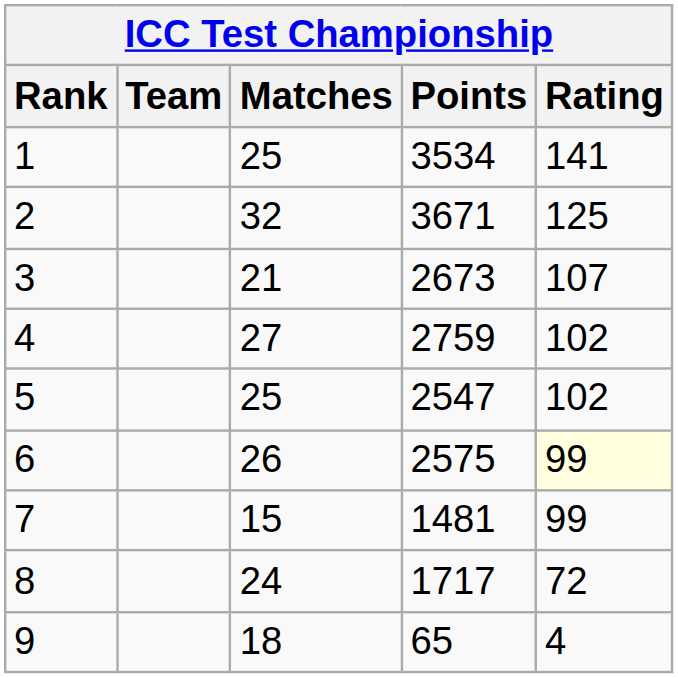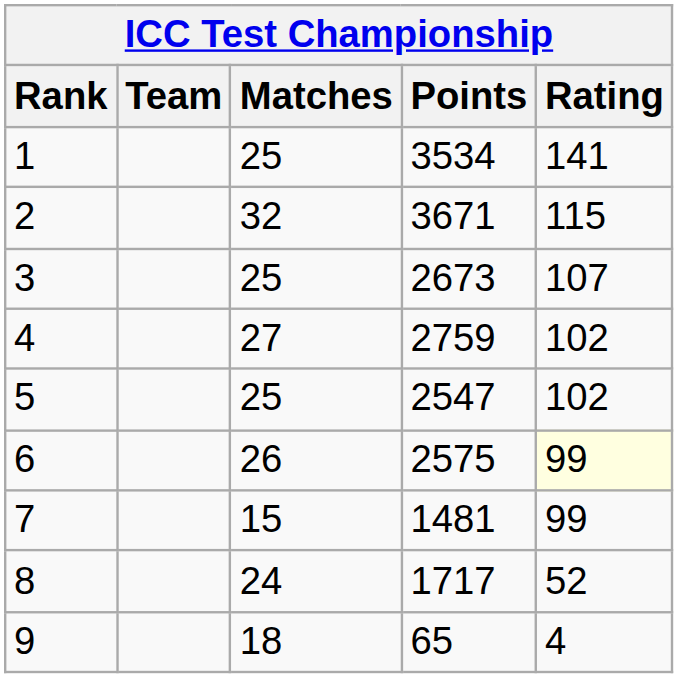(577, 216) 125 -> (575, 216) 115
(261, 277) 21 -> (261, 277) 25
(566, 580) 72 -> (566, 580) 52
